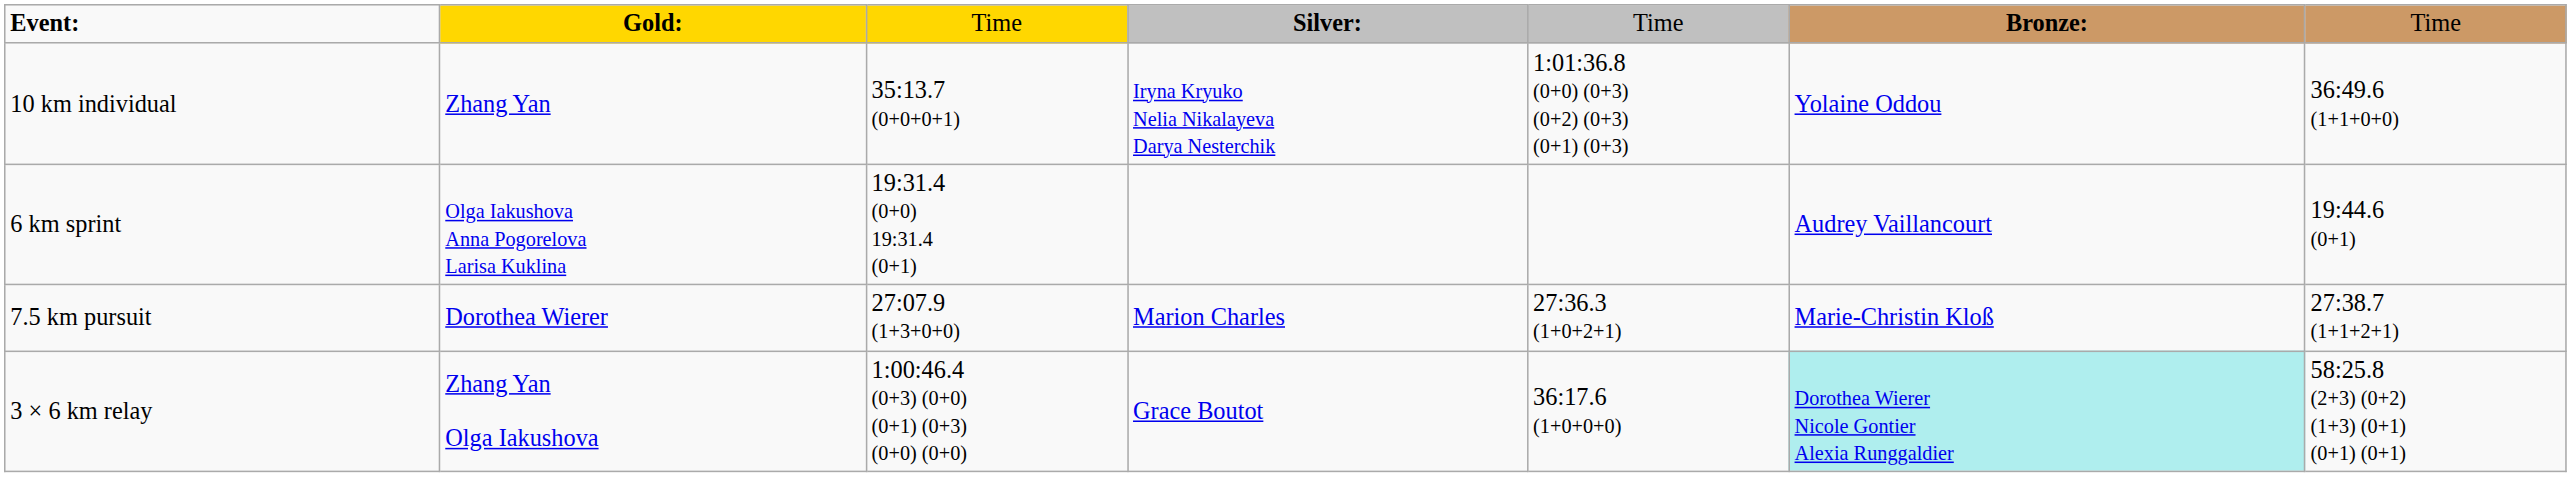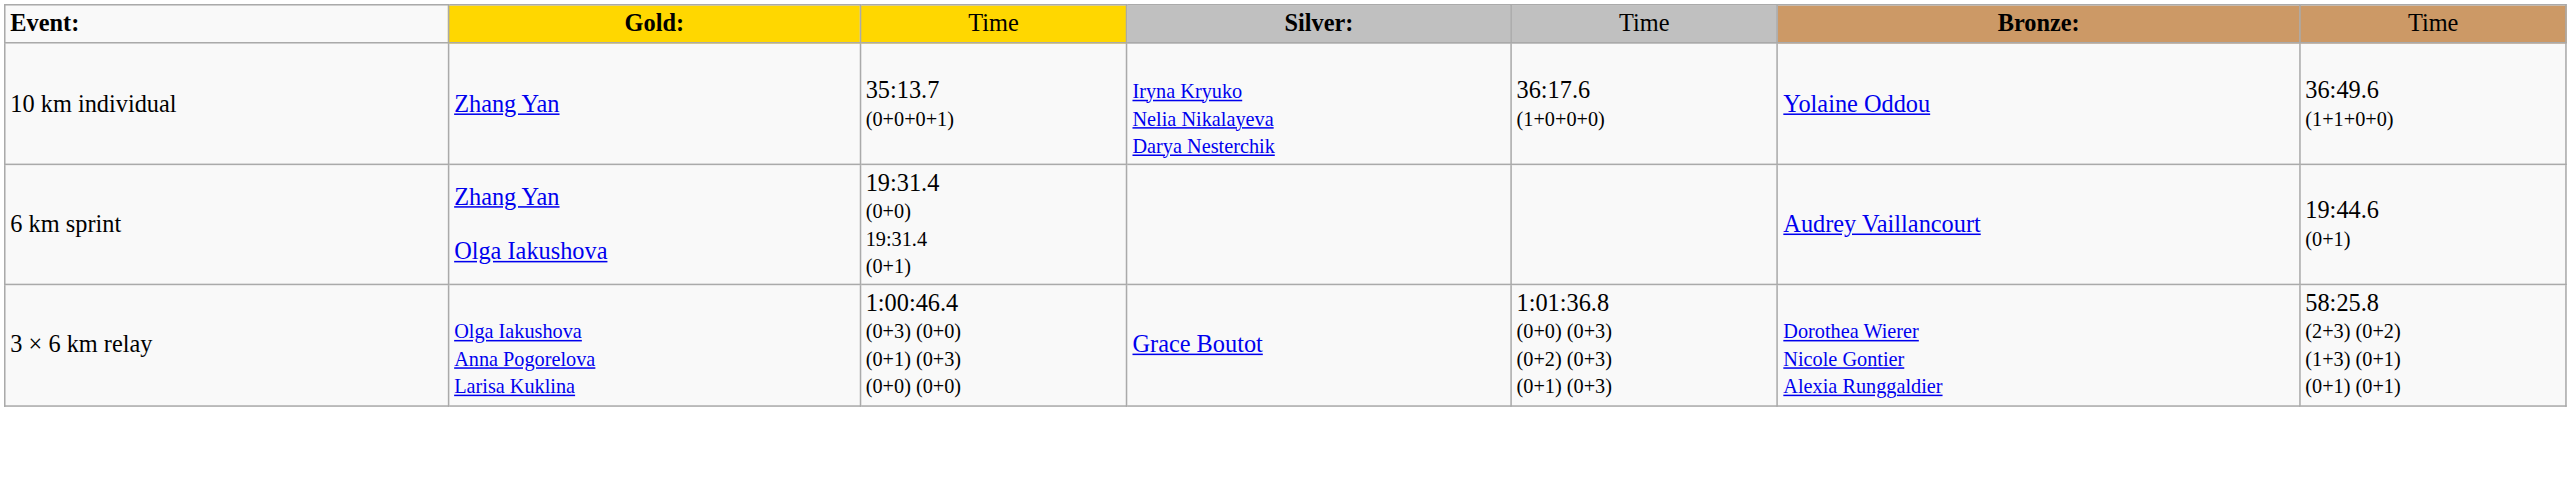(1581, 103) 1:01:36.8 (0+0) (0+3) (0+2) (0+3) (0+1) (0+3) -> (1561, 103) 36:17.6 (1+0+0+0)
(516, 239) Olga Iakushova Anna Pogorelova Larisa Kuklina -> (531, 224) Zhang Yan Olga Iakushova
- row: (81, 317)
(522, 410) Zhang Yan Olga Iakushova -> (525, 359) Olga Iakushova Anna Pogorelova Larisa Kuklina
(1577, 410) 36:17.6 (1+0+0+0) -> (1564, 344) 1:01:36.8 (0+0) (0+3) (0+2) (0+3) (0+1) (0+3)
(1874, 425) paleturquoise background -> (1863, 359) no background
